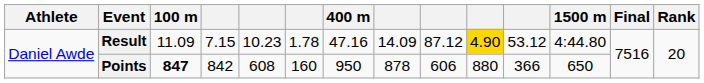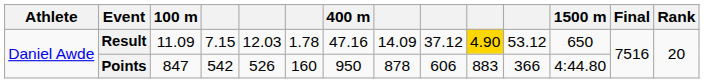(262, 42) 10.23 -> (262, 42) 12.03
(443, 42) 87.12 -> (443, 42) 37.12
(580, 42) 4:44.80 -> (580, 42) 650
(176, 66) bold -> (176, 66) normal
(220, 66) 842 -> (220, 66) 542
(262, 66) 608 -> (262, 66) 526
(485, 66) 880 -> (485, 66) 883
(580, 66) 650 -> (580, 66) 4:44.80
